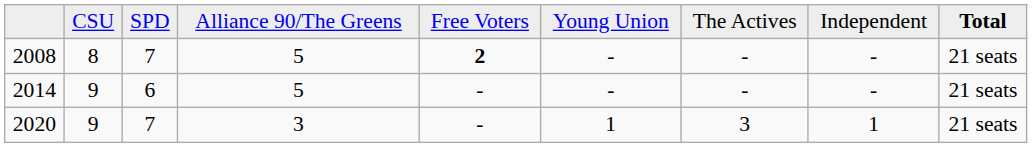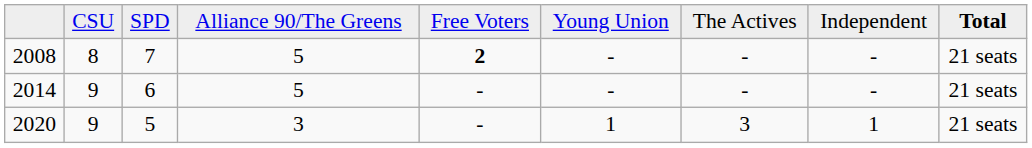(150, 124) 7 -> (150, 124) 5
